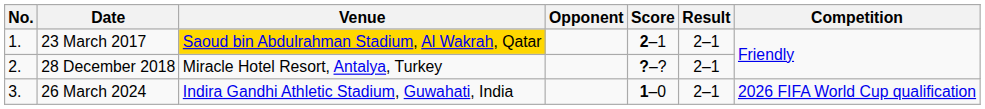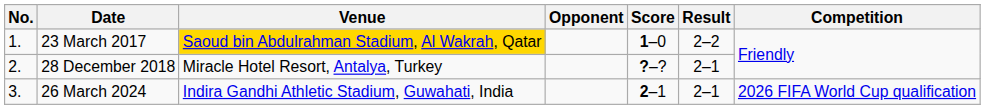(653, 41) 2–1 -> (653, 41) 1–0
(706, 41) 2–1 -> (706, 41) 2–2
(653, 91) 1–0 -> (653, 91) 2–1
